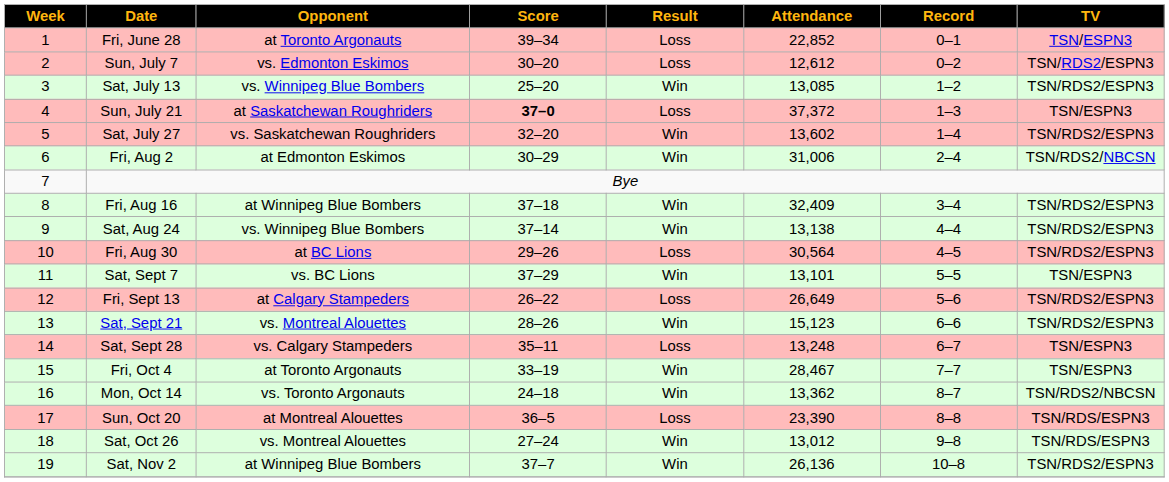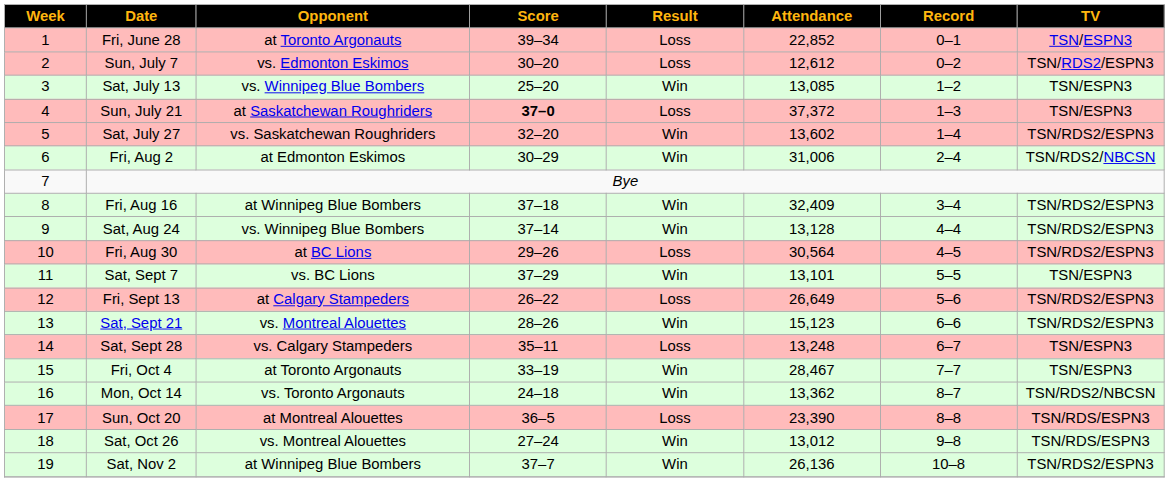(1091, 87) TSN/RDS2/ESPN3 -> (1091, 87) TSN/ESPN3
(812, 228) 13,138 -> (812, 228) 13,128
